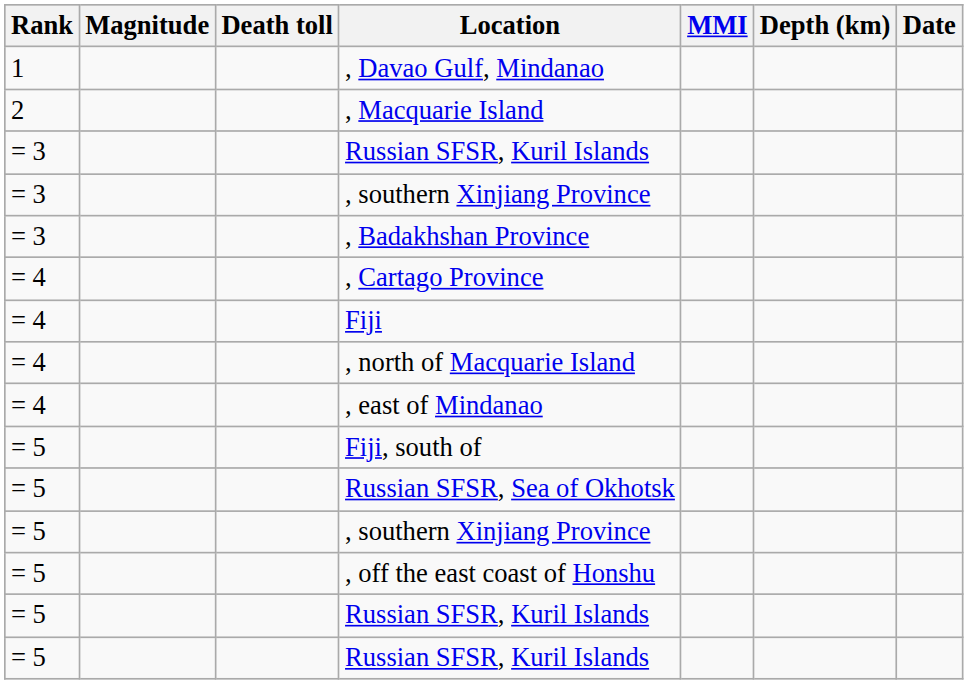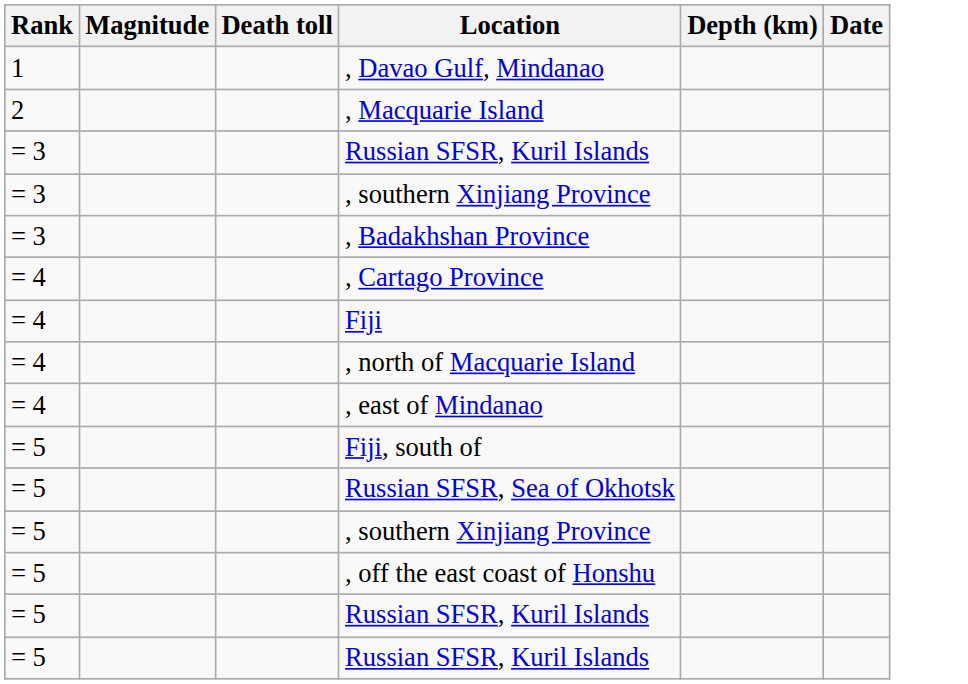- column: (717, 25)
